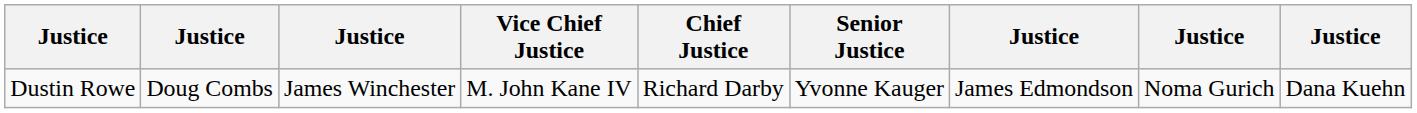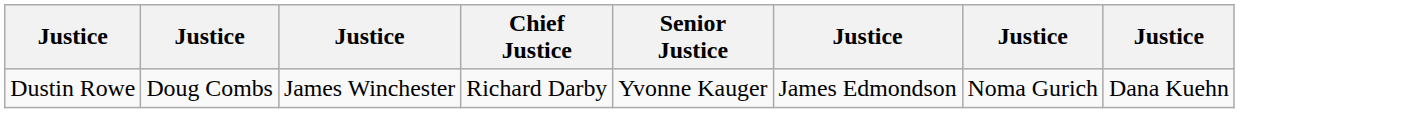- column: (549, 36)
